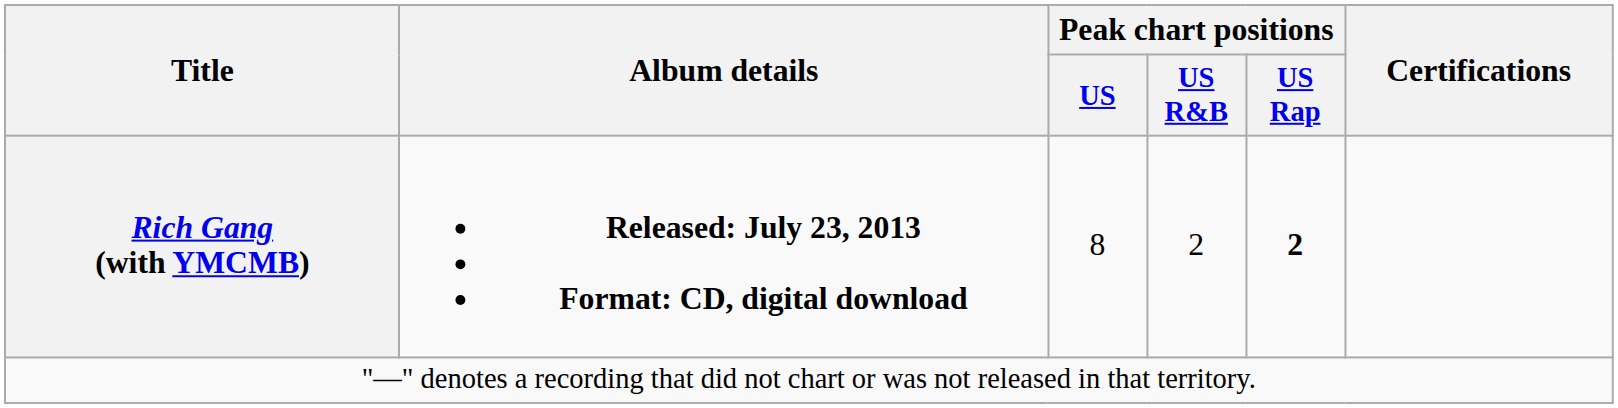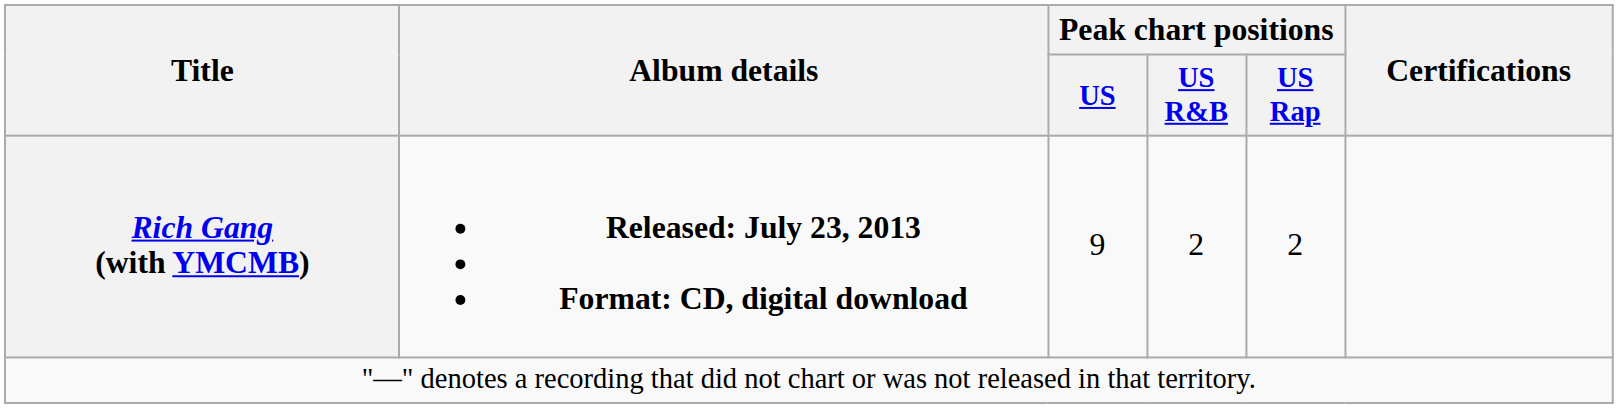(1097, 245) 8 -> (1097, 245) 9
(1295, 245) bold -> (1295, 245) normal
